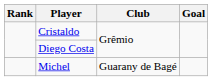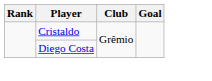- row: (54, 66)
